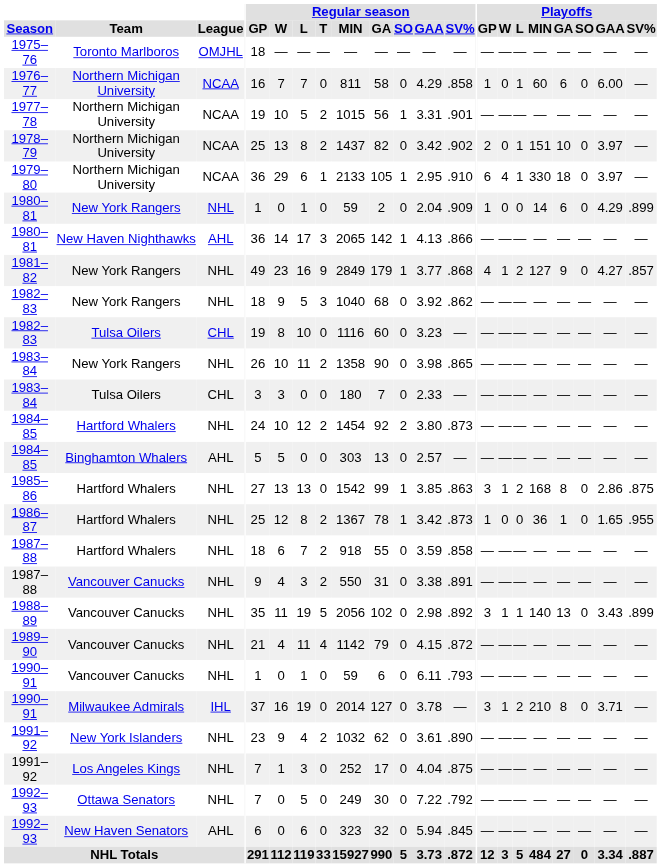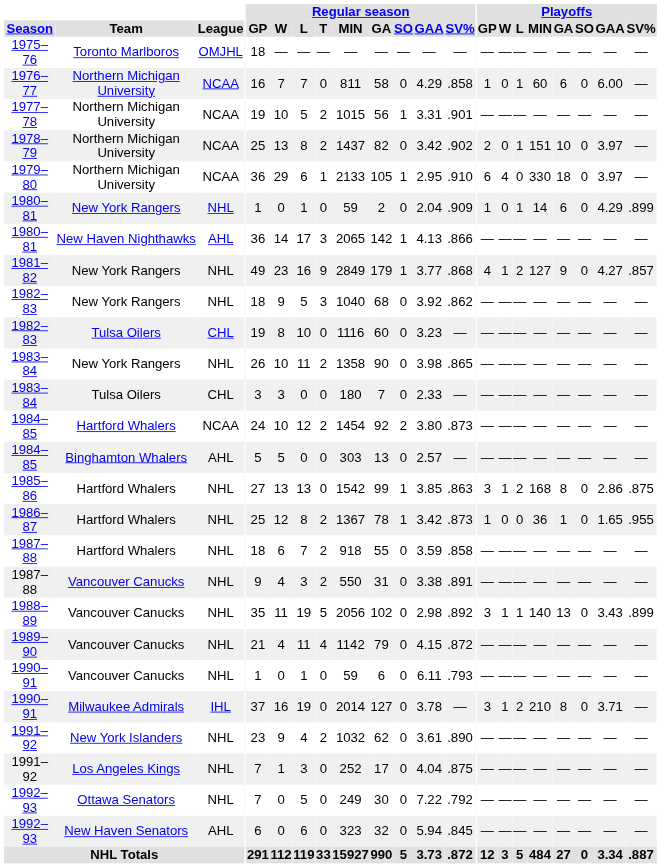(520, 177) 1 -> (520, 177) 0
(520, 208) 0 -> (520, 208) 1
(221, 426) NHL -> (221, 426) NCAA
